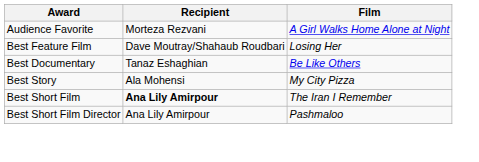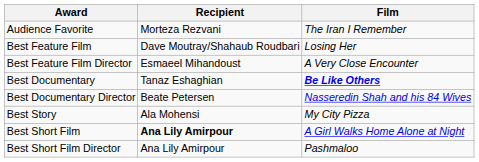(370, 30) A Girl Walks Home Alone at Night -> (355, 30) The Iran I Remember
+ row: (69, 64)
(325, 64) normal -> (342, 81) bold
+ row: (71, 98)
(341, 98) The Iran I Remember -> (384, 132) A Girl Walks Home Alone at Night
